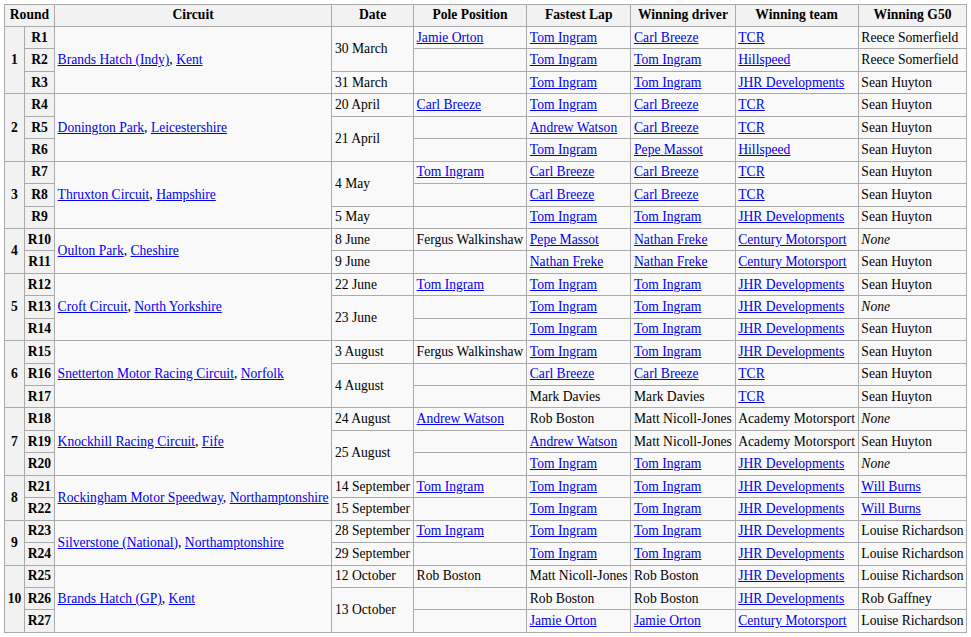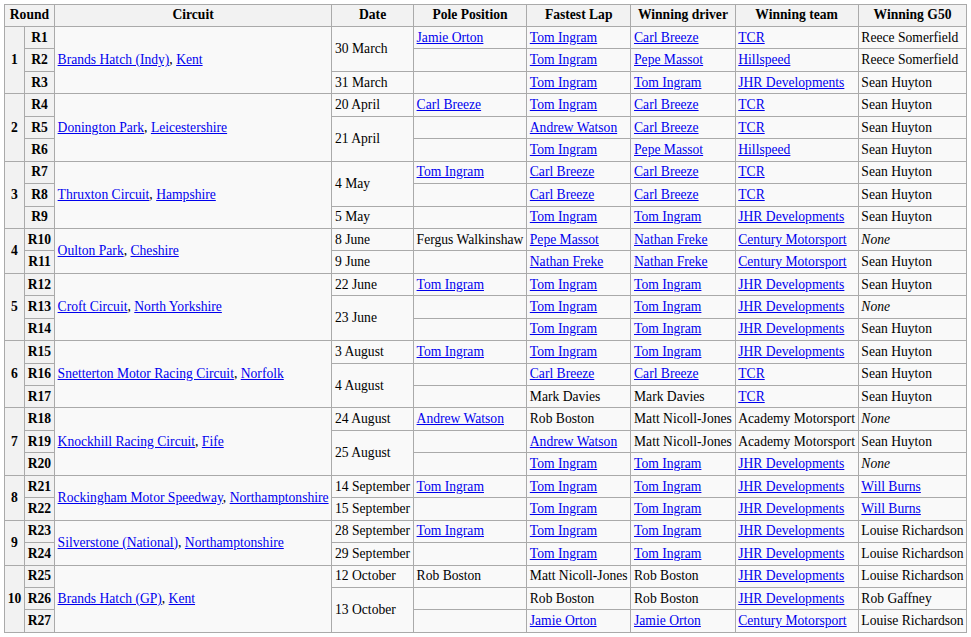(668, 60) Tom Ingram -> (669, 60) Pepe Massot
(470, 351) Fergus Walkinshaw -> (450, 351) Tom Ingram
